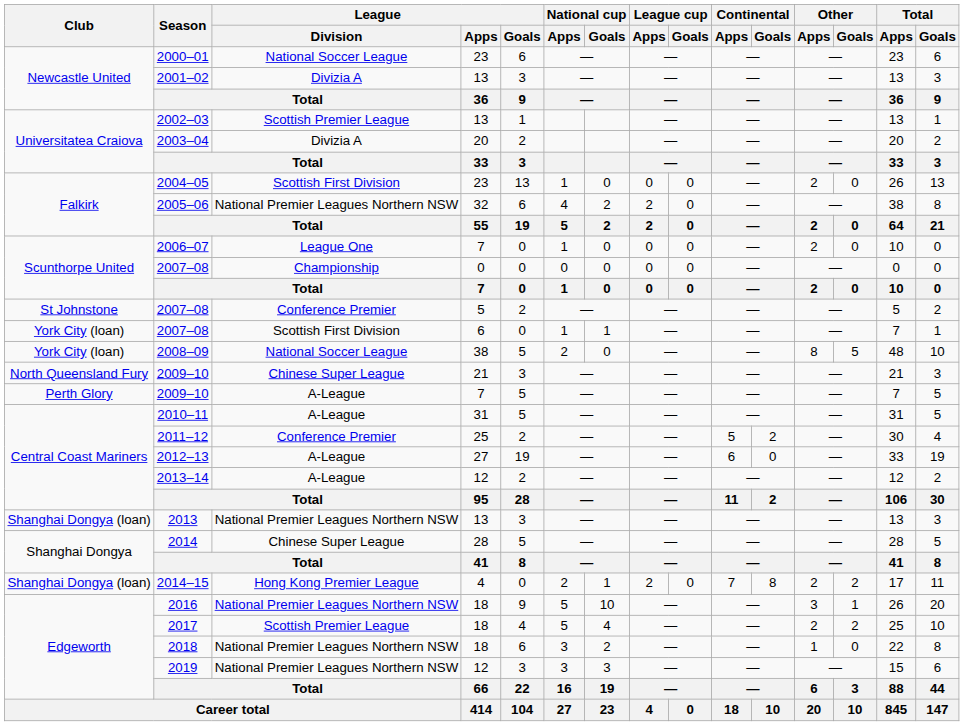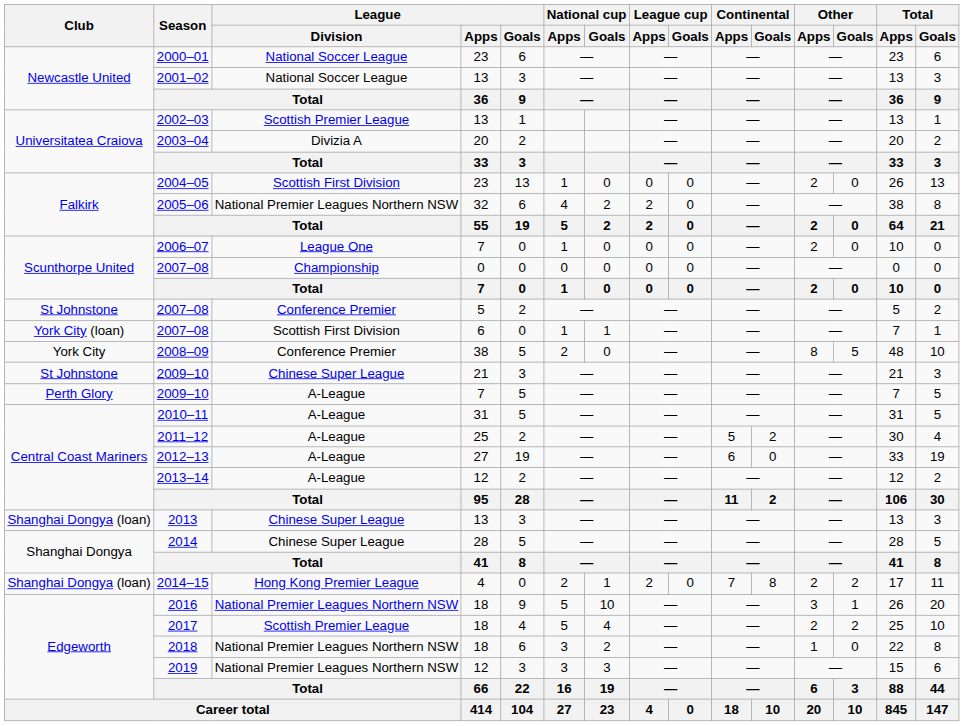(336, 78) Divizia A -> (336, 78) National Soccer League
(79, 352) York City (loan) -> (79, 352) York City
(336, 352) National Soccer League -> (336, 352) Conference Premier
(79, 373) North Queensland Fury -> (79, 373) St Johnstone
(336, 436) Conference Premier -> (336, 436) A-League
(336, 520) National Premier Leagues Northern NSW -> (336, 520) Chinese Super League
